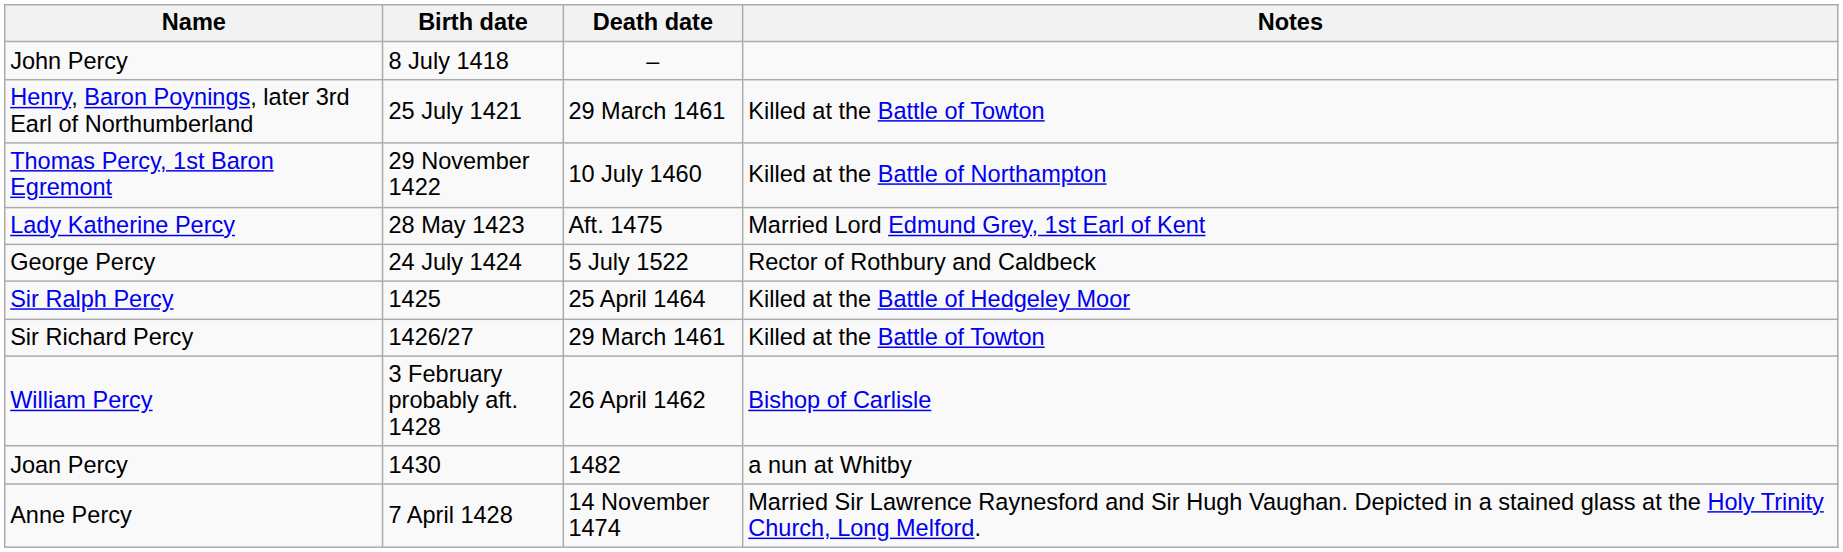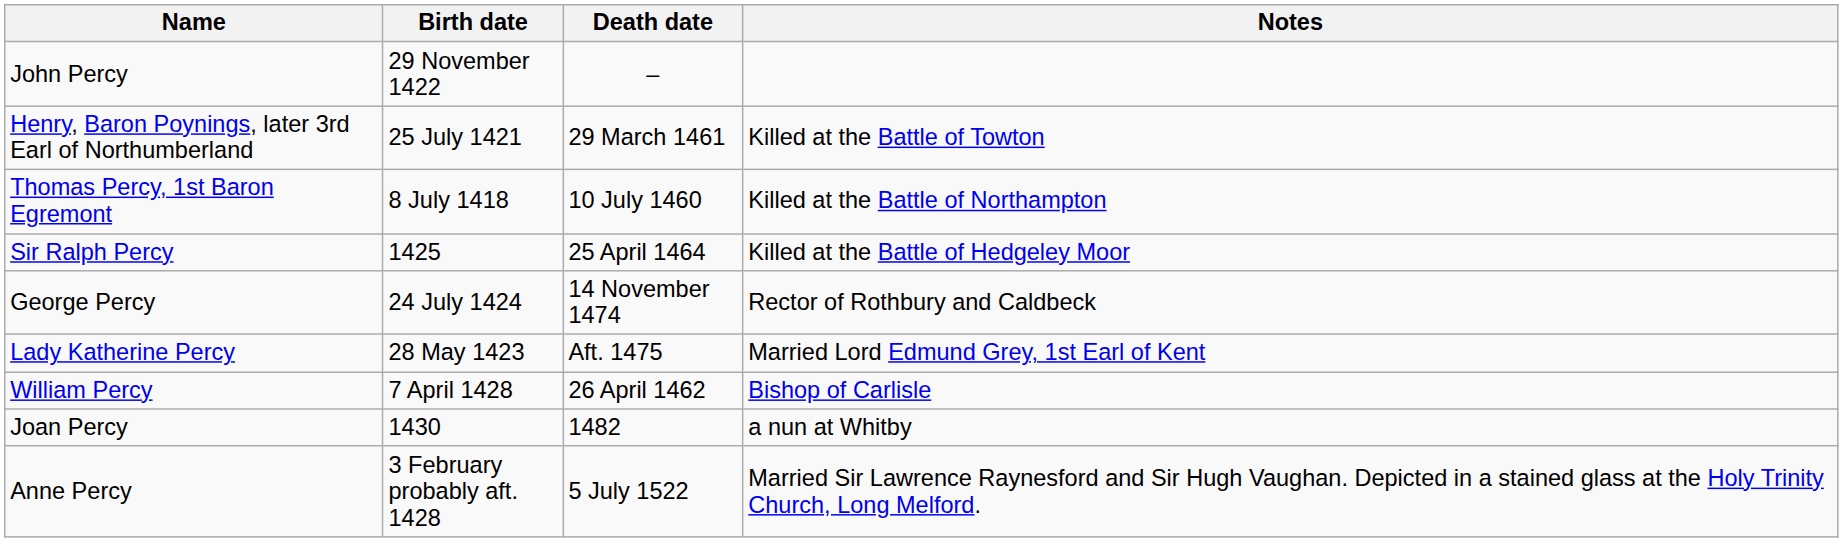(449, 60) 8 July 1418 -> (459, 73) 29 November 1422
(459, 174) 29 November 1422 -> (449, 201) 8 July 1418
rows swapped: (123, 225) <-> (92, 299)
(629, 262) 5 July 1522 -> (639, 302) 14 November 1474
- row: (102, 337)
(453, 400) 3 February probably aft. 1428 -> (451, 390) 7 April 1428
(451, 515) 7 April 1428 -> (453, 491) 3 February probably aft. 1428
(639, 515) 14 November 1474 -> (629, 491) 5 July 1522
